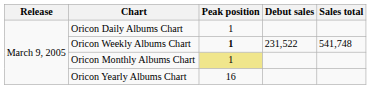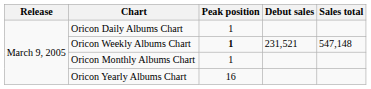(281, 44) 231,522 -> (281, 44) 231,521
(335, 44) 541,748 -> (335, 44) 547,148
(231, 60) khaki background -> (231, 60) no background
